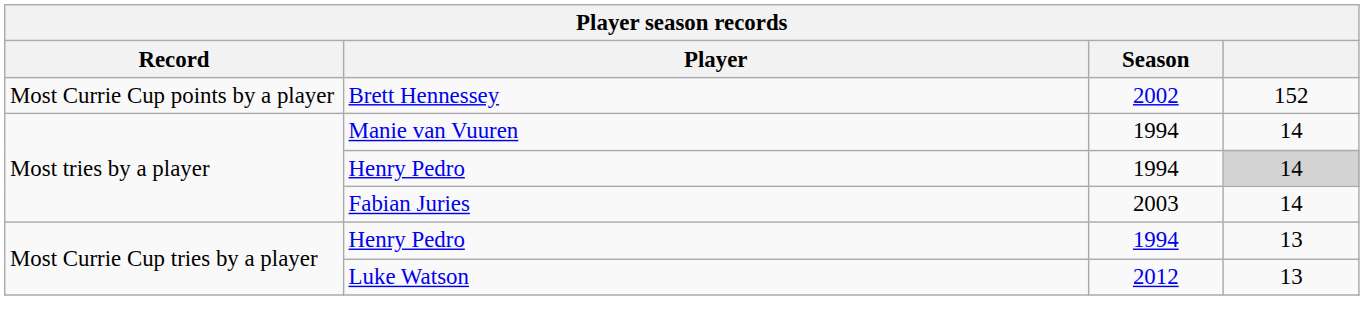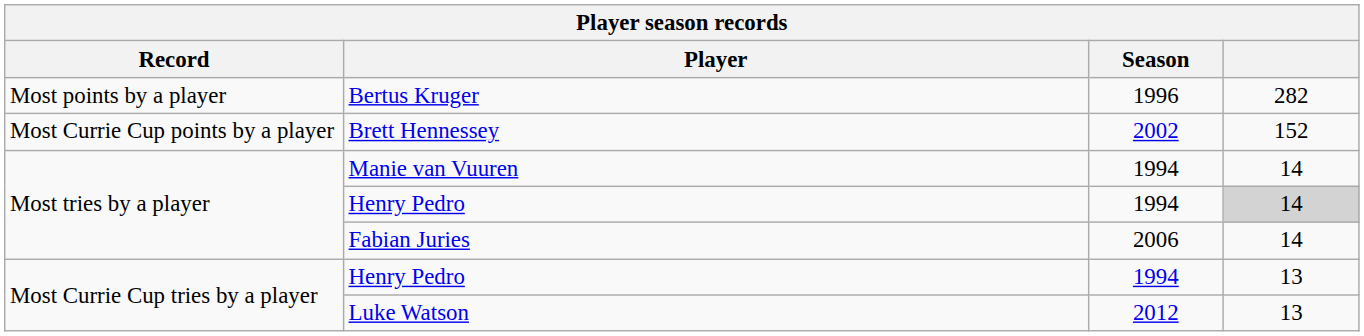+ row: (118, 95)
(1156, 204) 2003 -> (1156, 240) 2006
